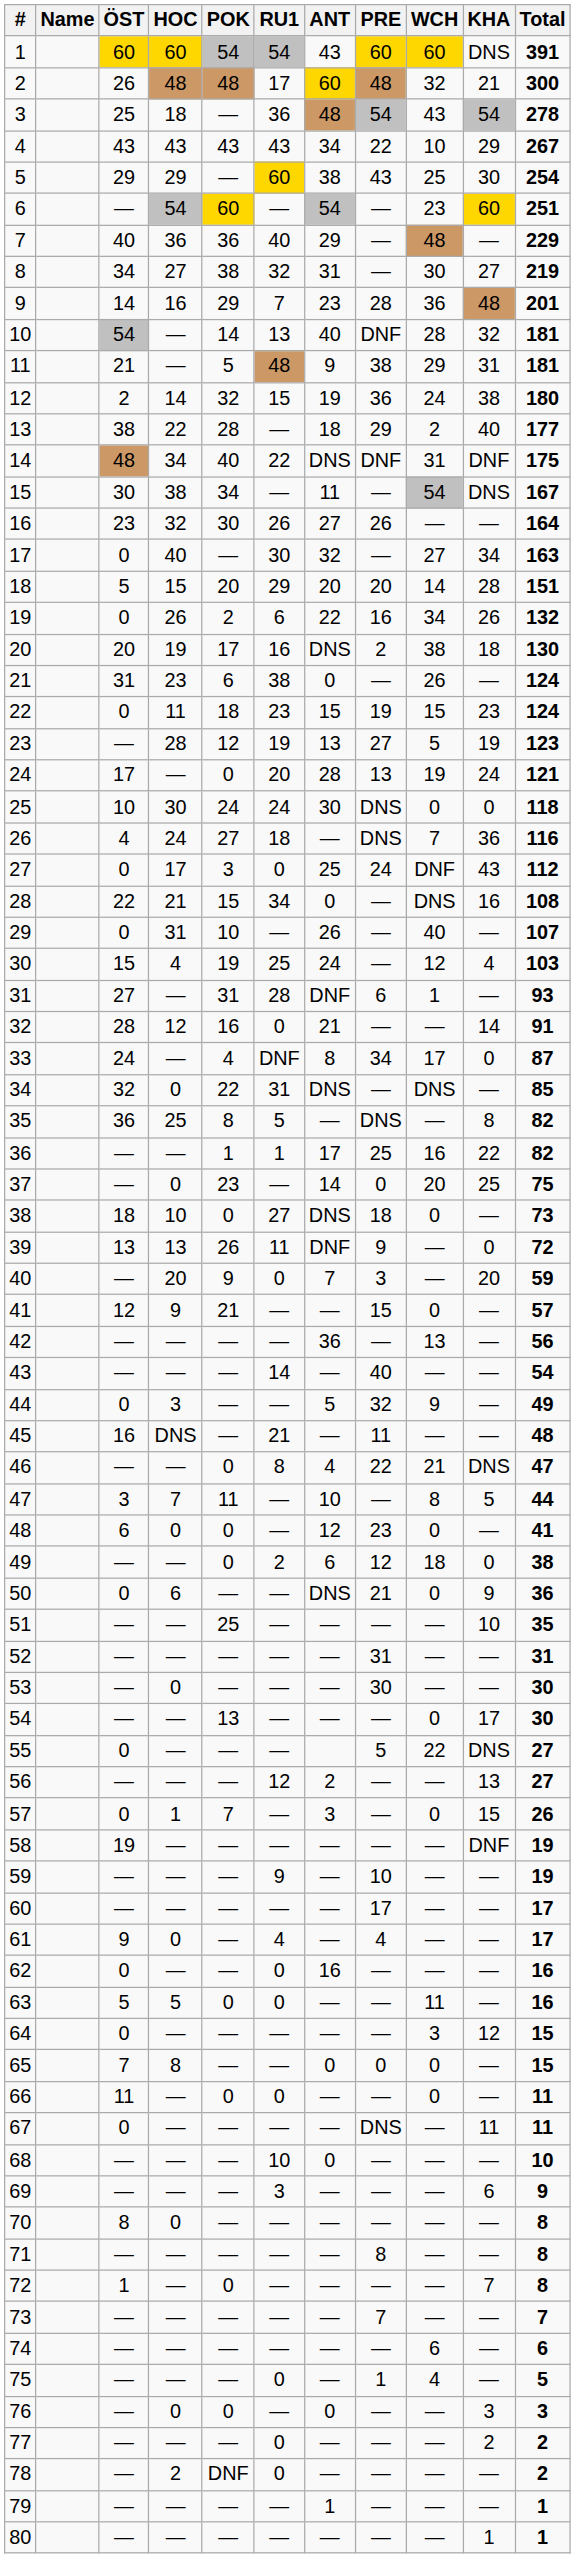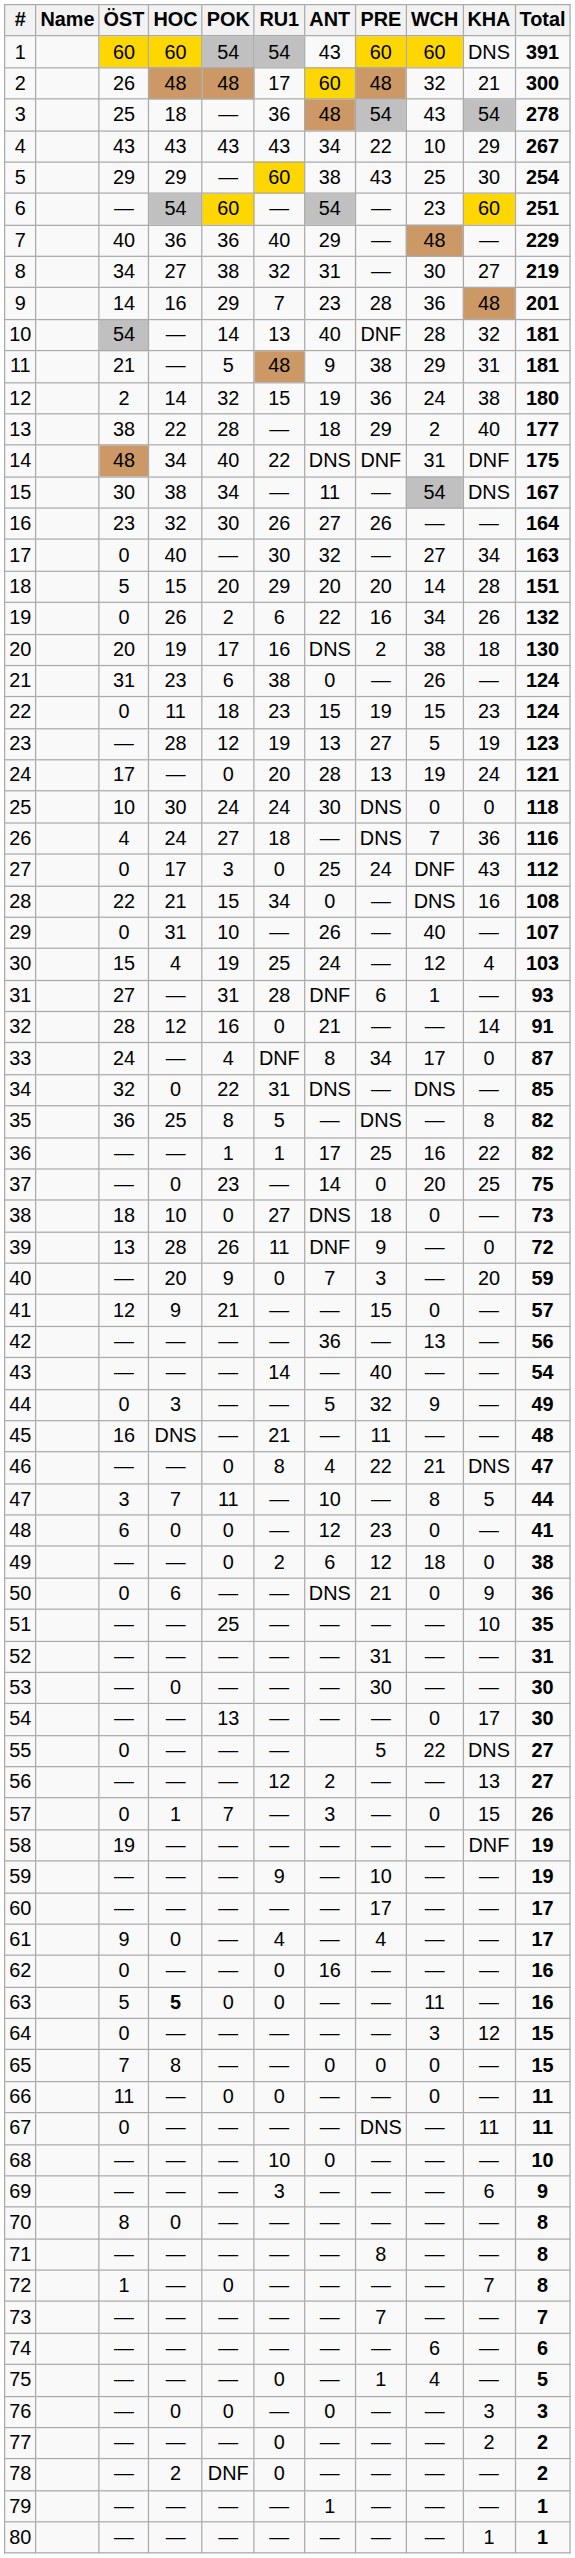(176, 1247) 13 -> (176, 1247) 28
(176, 2002) normal -> (176, 2002) bold
